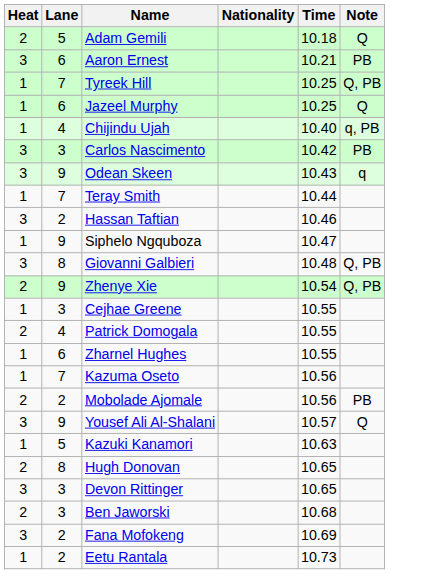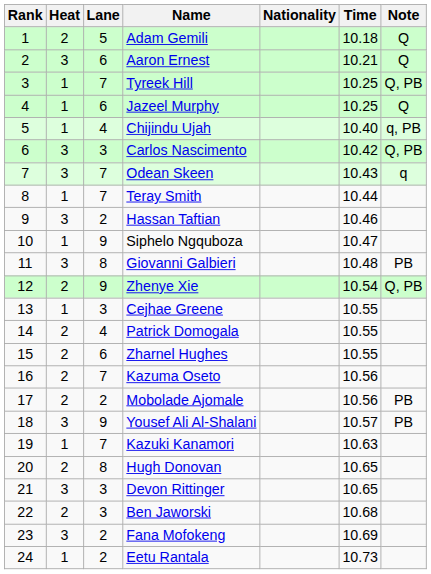+ column: (25, 15)
(362, 60) PB -> (404, 60) Q
(362, 151) PB -> (404, 151) Q, PB
(62, 173) 9 -> (103, 173) 7
(362, 264) Q, PB -> (404, 264) PB
(23, 354) 1 -> (65, 354) 2
(23, 377) 1 -> (65, 377) 2
(362, 422) Q -> (404, 422) PB
(62, 444) 5 -> (103, 444) 7
